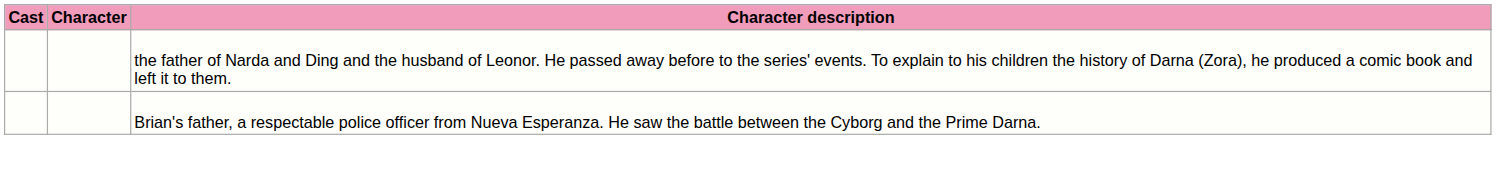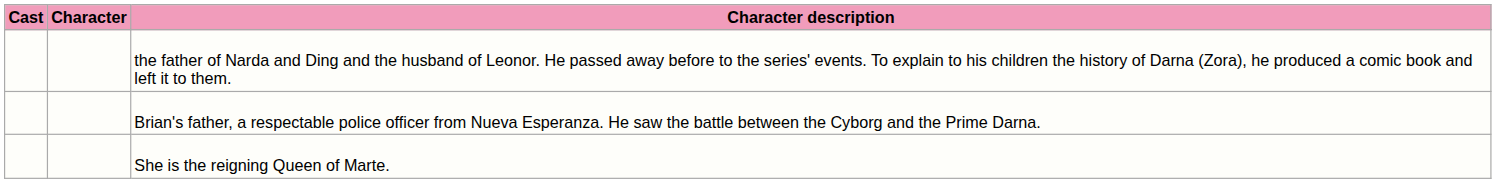+ row: (262, 165)
